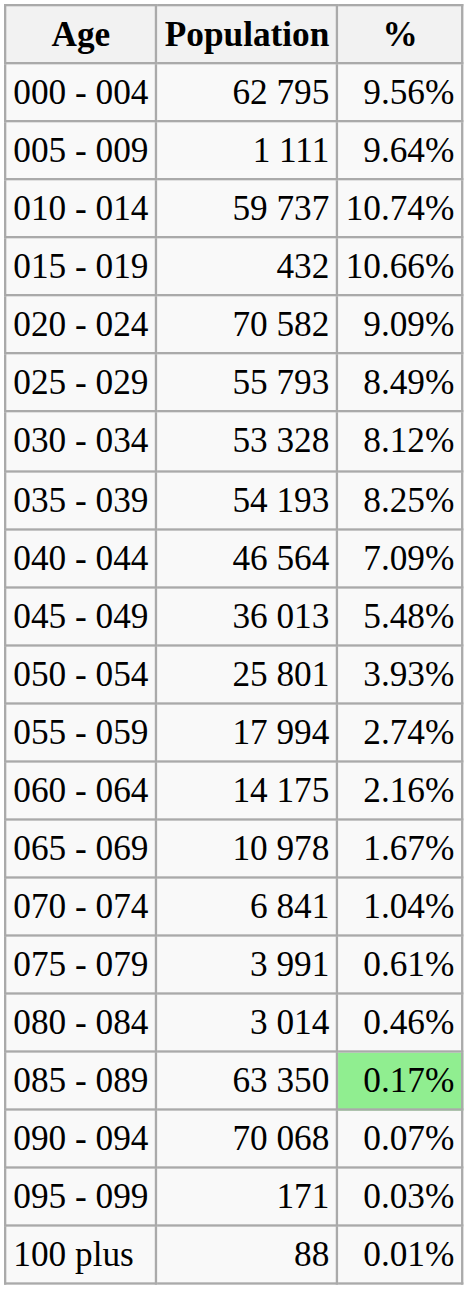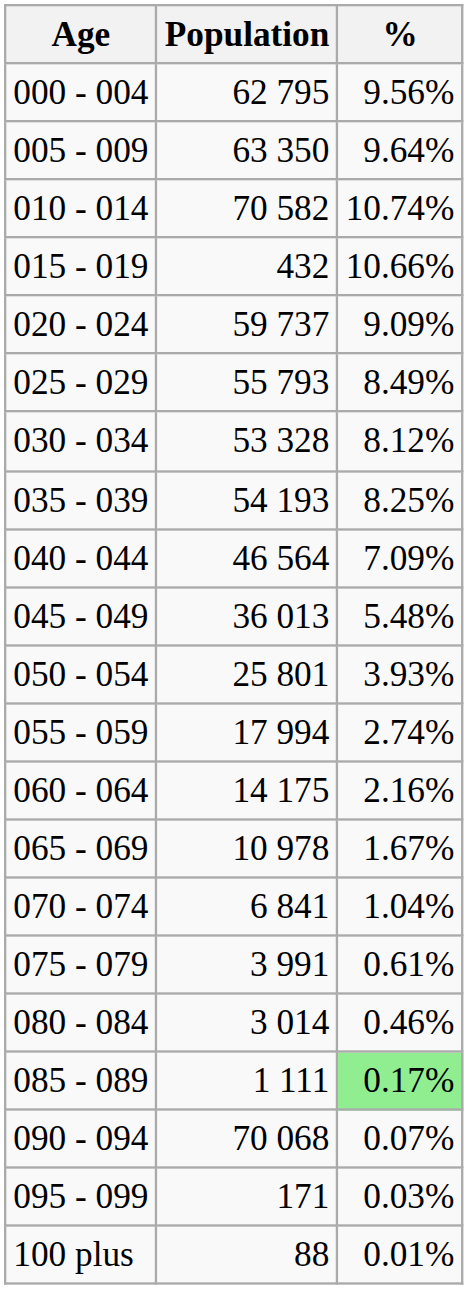(291, 150) 1 111 -> (281, 150) 63 350
(281, 208) 59 737 -> (281, 208) 70 582
(281, 324) 70 582 -> (281, 324) 59 737
(281, 1080) 63 350 -> (291, 1080) 1 111
